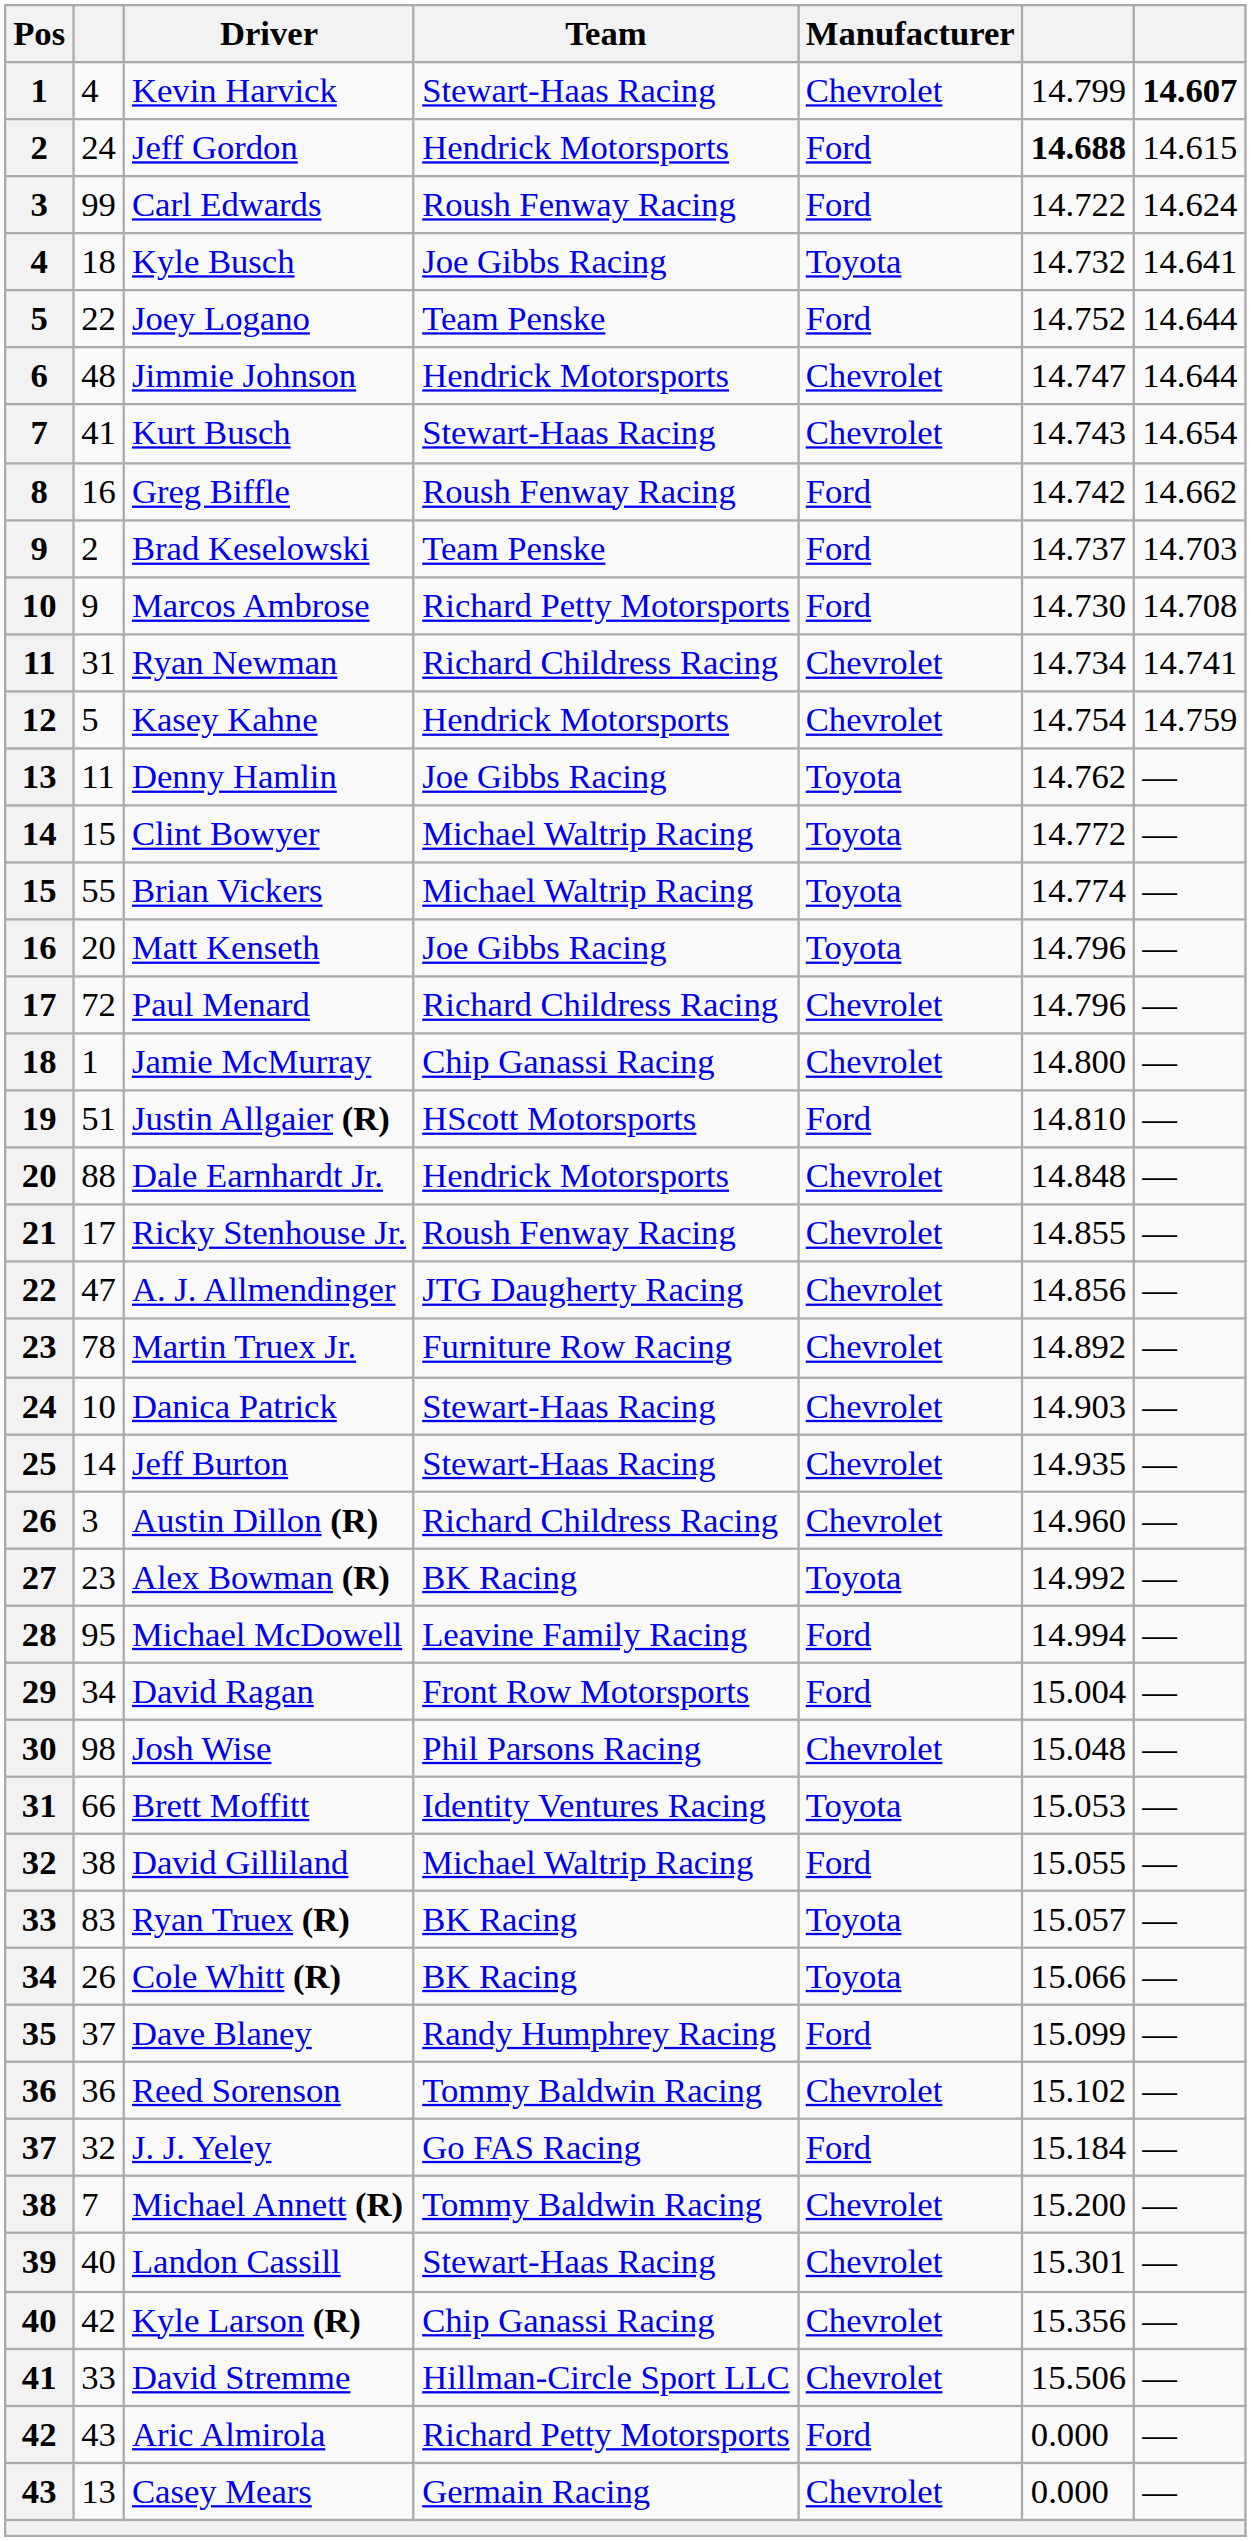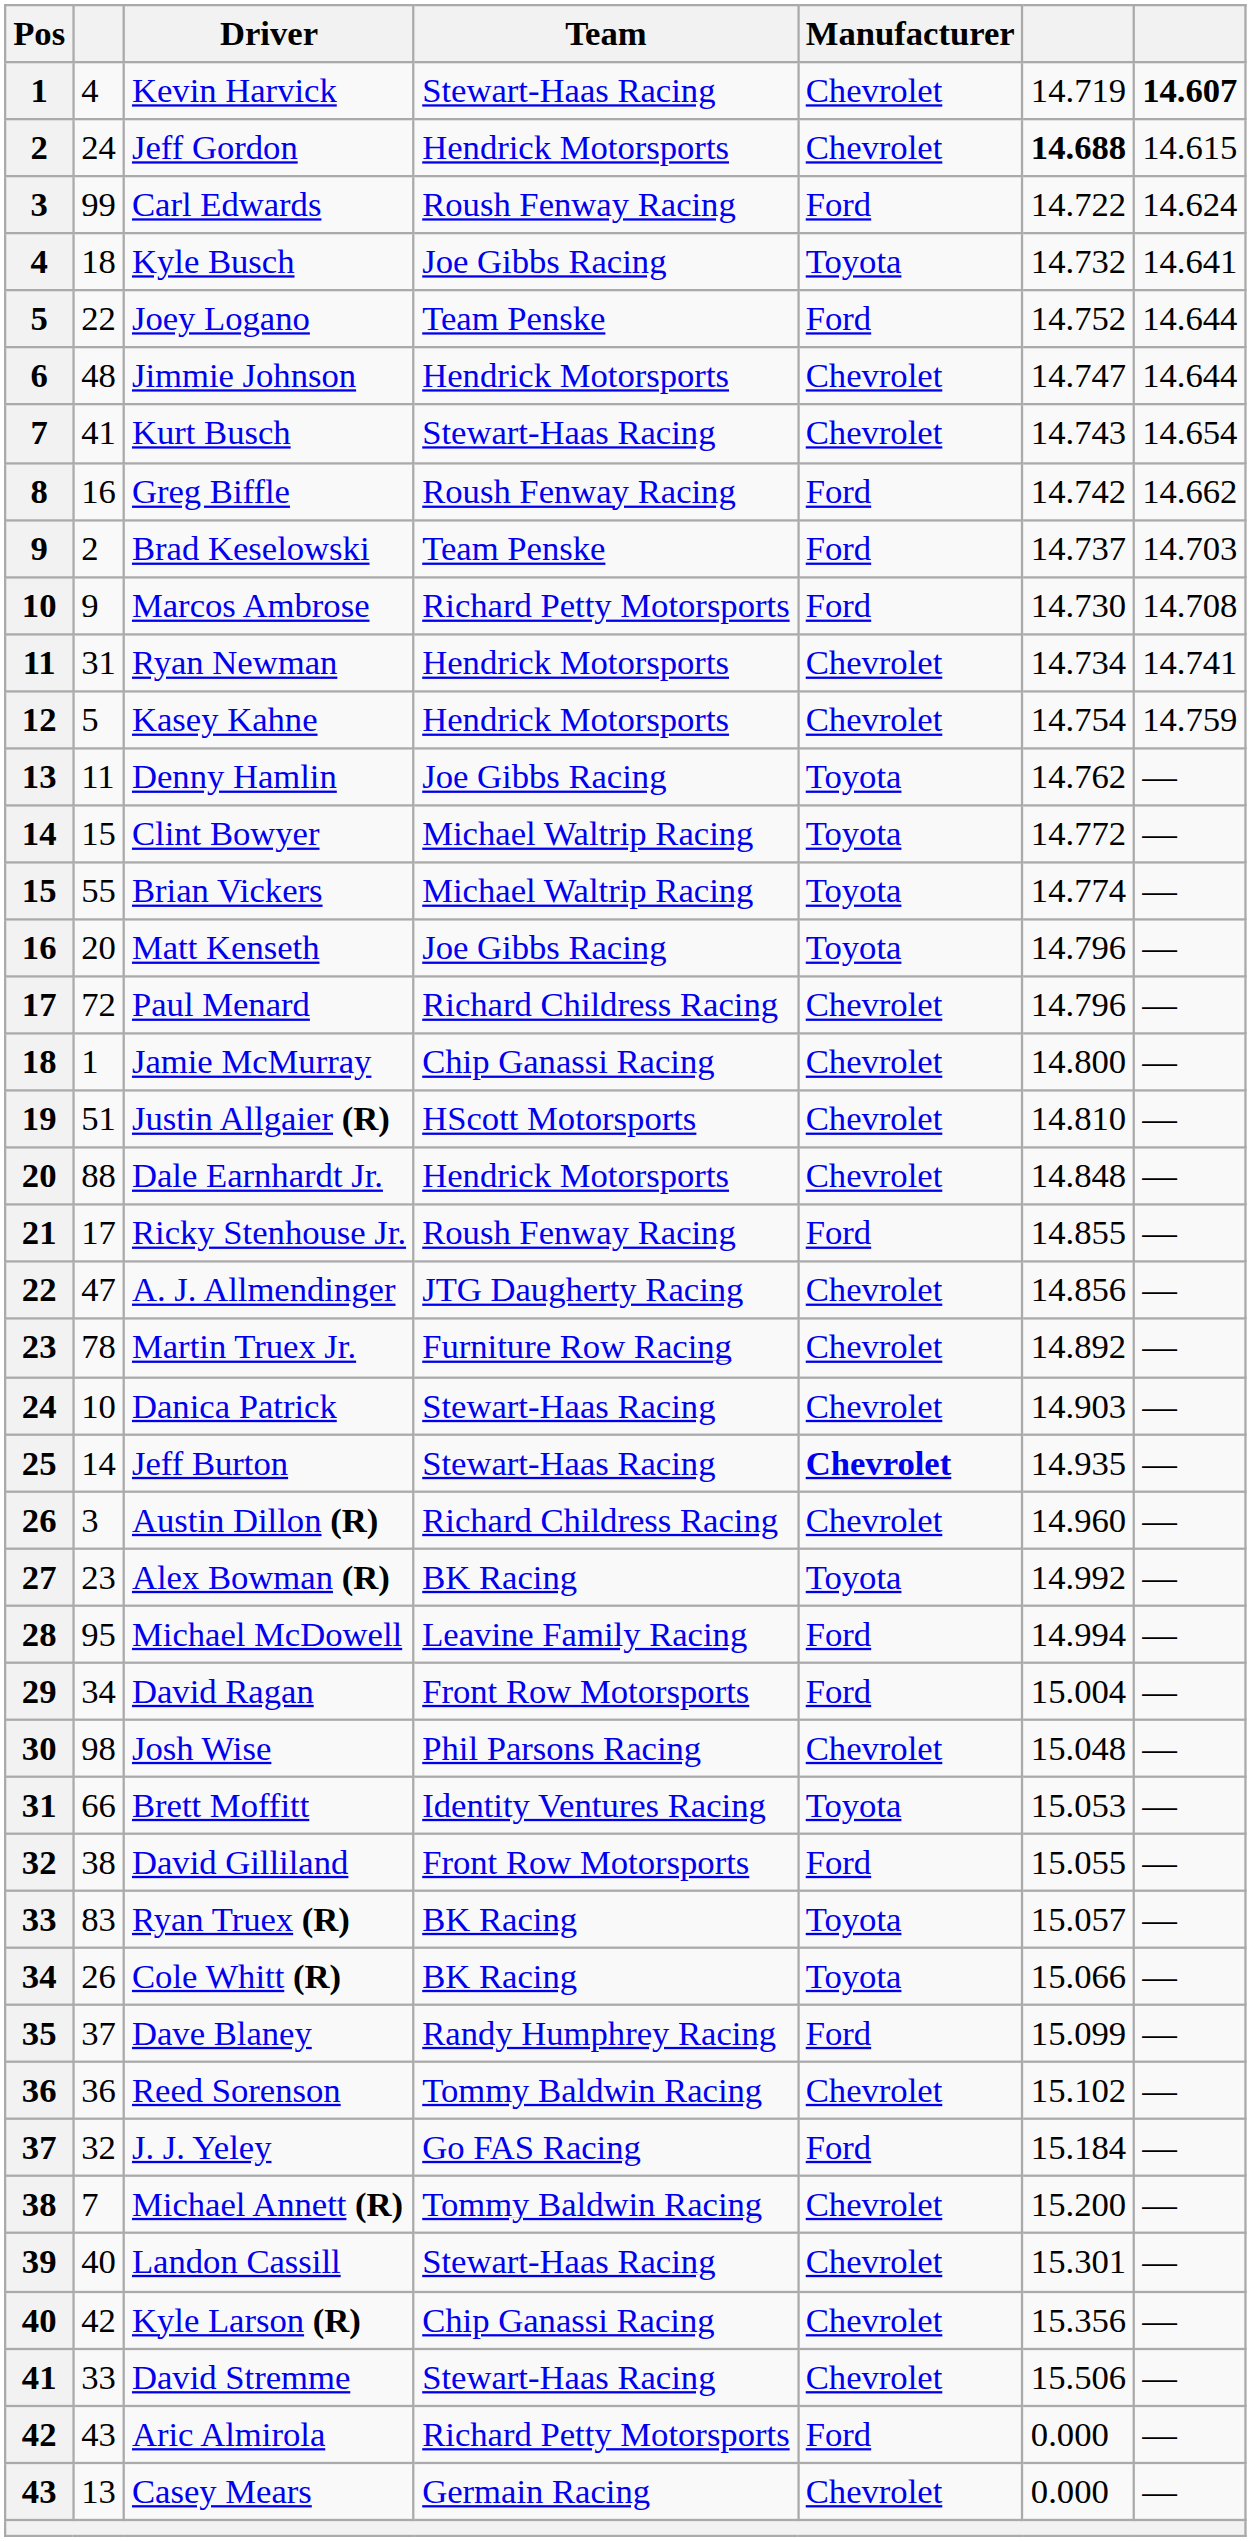(1078, 90) 14.799 -> (1078, 90) 14.719
(838, 147) Ford -> (874, 147) Chevrolet
(600, 661) Richard Childress Racing -> (576, 661) Hendrick Motorsports
(838, 1118) Ford -> (874, 1118) Chevrolet
(874, 1233) Chevrolet -> (838, 1233) Ford
(874, 1461) normal -> (879, 1461) bold
(588, 1861) Michael Waltrip Racing -> (586, 1861) Front Row Motorsports
(606, 2376) Hillman-Circle Sport LLC -> (569, 2376) Stewart-Haas Racing
